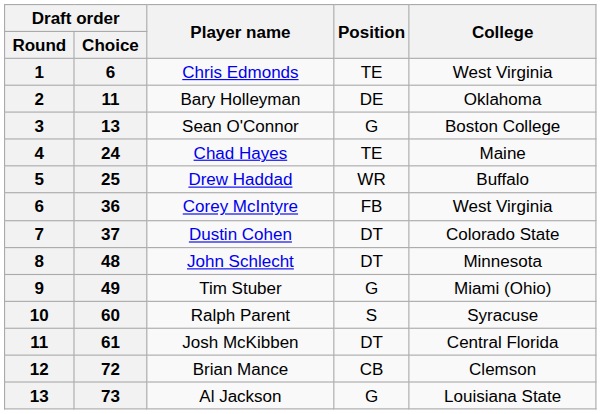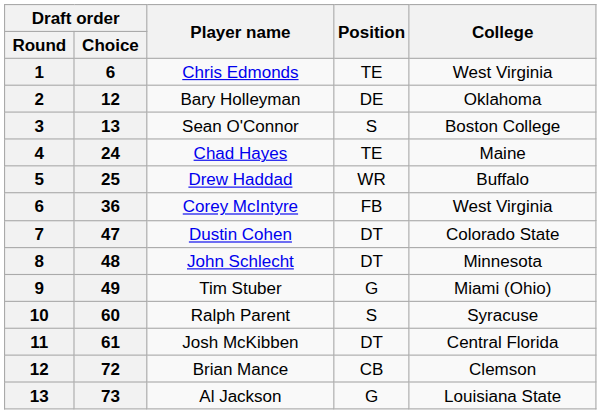(110, 99) 11 -> (110, 99) 12
(372, 126) G -> (372, 126) S
(110, 234) 37 -> (110, 234) 47
